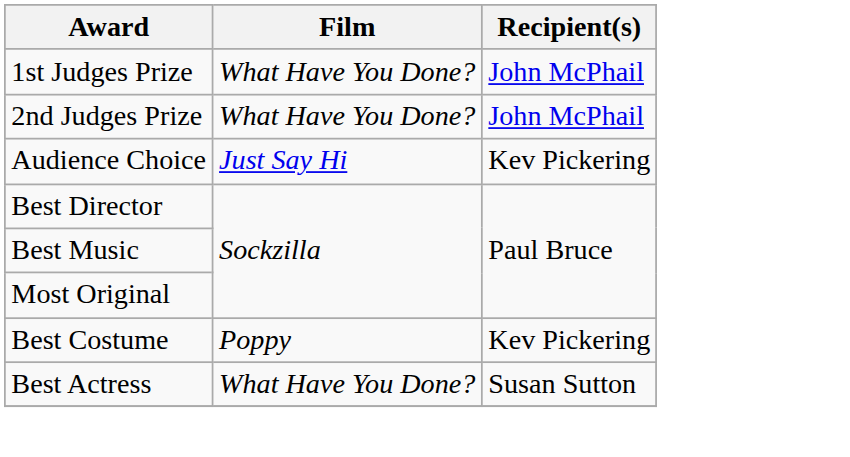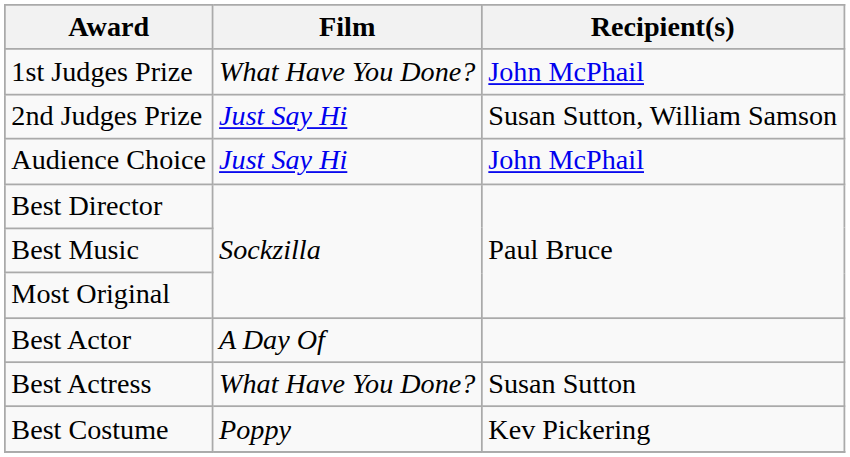(347, 116) What Have You Done? -> (283, 116) Just Say Hi
(566, 116) John McPhail -> (663, 116) Susan Sutton, William Samson
(569, 160) Kev Pickering -> (566, 160) John McPhail
+ row: (71, 339)
rows swapped: (81, 384) <-> (90, 339)
